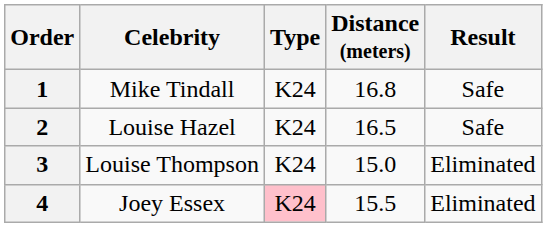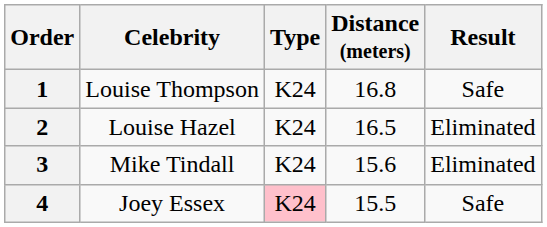(172, 88) Mike Tindall -> (172, 88) Louise Thompson
(483, 126) Safe -> (483, 126) Eliminated
(172, 164) Louise Thompson -> (172, 164) Mike Tindall
(375, 164) 15.0 -> (375, 164) 15.6
(483, 202) Eliminated -> (483, 202) Safe
